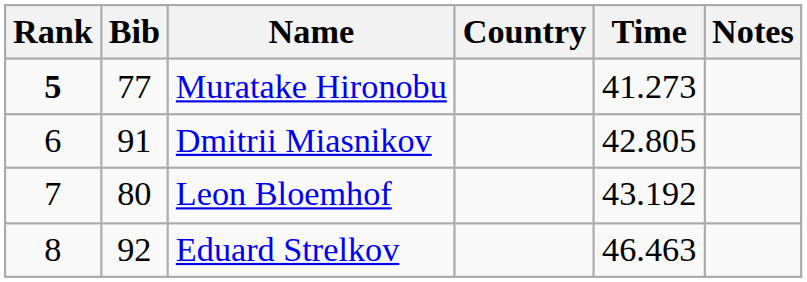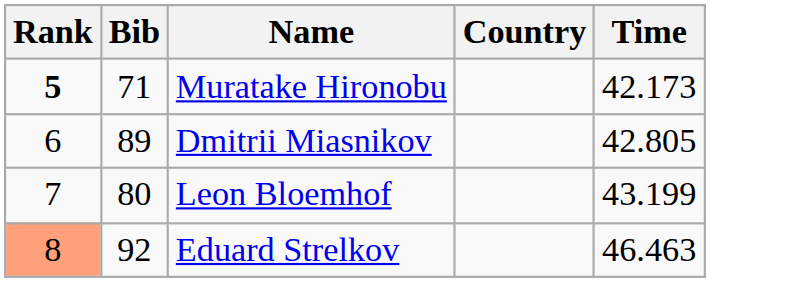- column: (753, 31)
(134, 85) 77 -> (134, 85) 71
(649, 85) 41.273 -> (649, 85) 42.173
(134, 140) 91 -> (134, 140) 89
(649, 194) 43.192 -> (649, 194) 43.199
(53, 248) no background -> (53, 248) lightsalmon background
